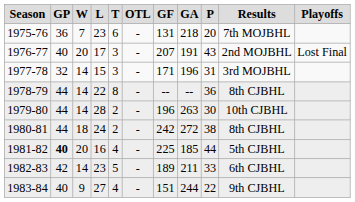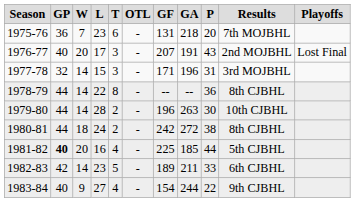(165, 187) 151 -> (165, 187) 154
